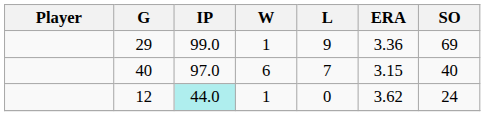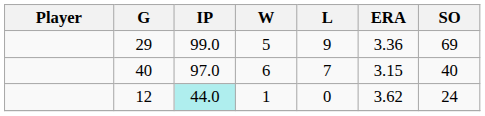(266, 44) 1 -> (266, 44) 5
